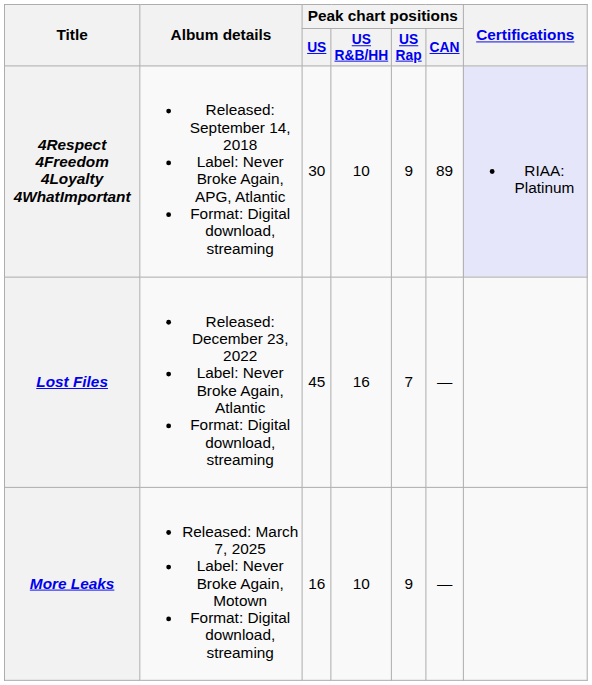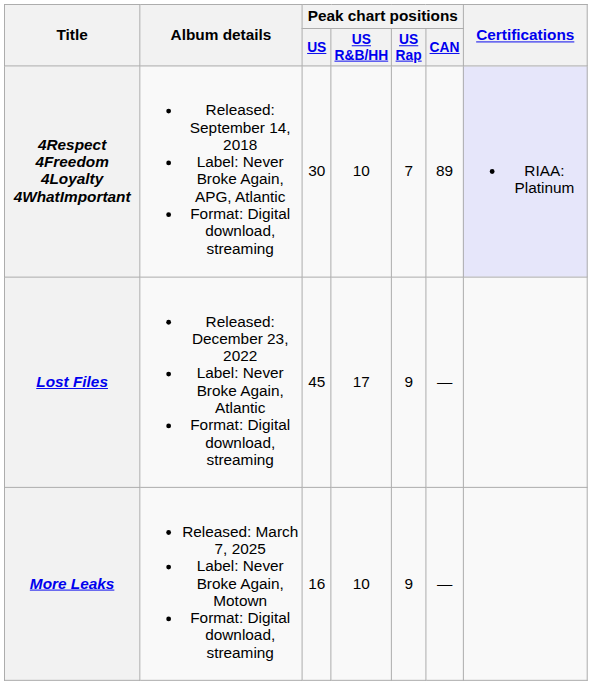(409, 171) 9 -> (409, 171) 7
(361, 381) 16 -> (361, 381) 17
(409, 381) 7 -> (409, 381) 9
